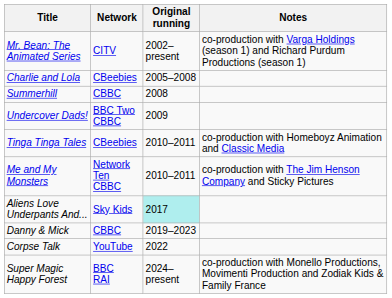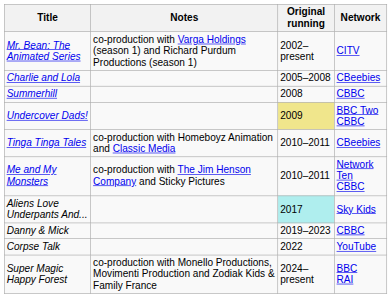columns swapped: (117, 18) <-> (293, 18)
(157, 116) no background -> (291, 116) khaki background
